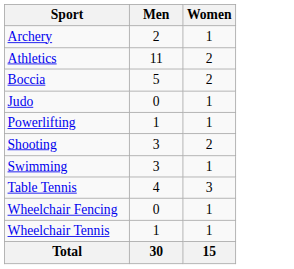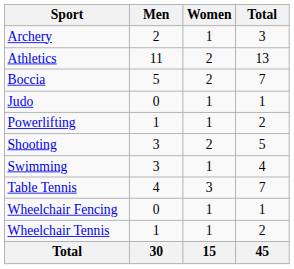+ column: (262, 15)
